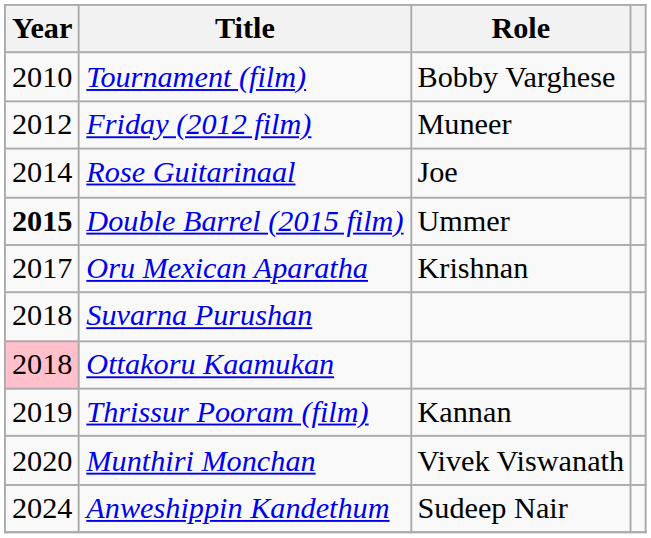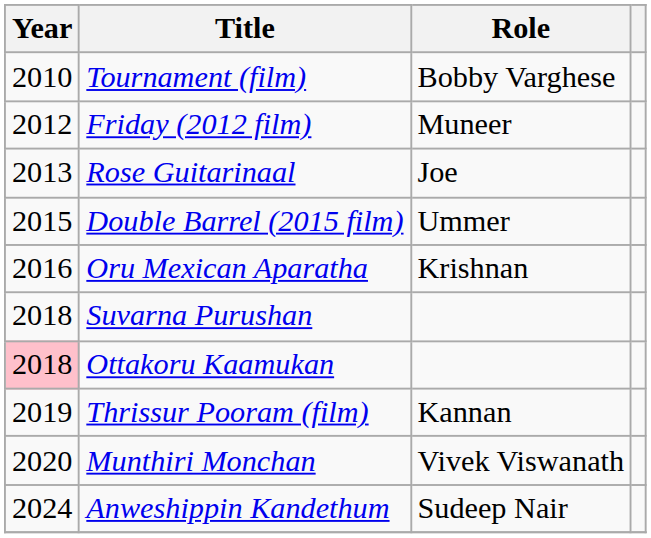(42, 172) 2014 -> (42, 172) 2013
(42, 220) bold -> (42, 220) normal
(42, 268) 2017 -> (42, 268) 2016
